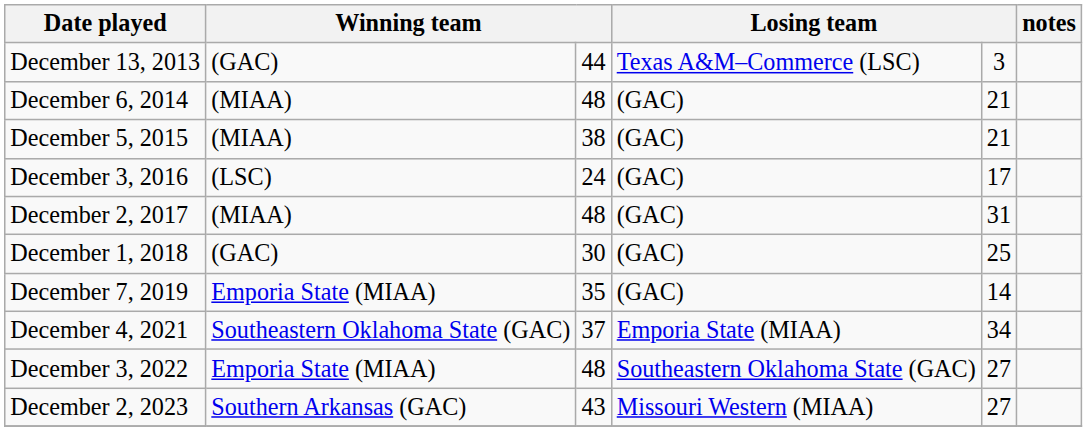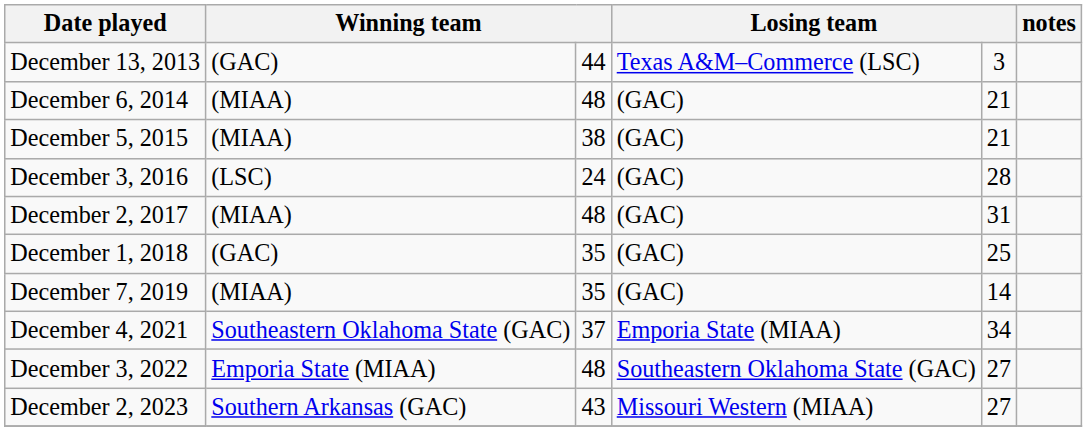(999, 176) 17 -> (999, 176) 28
(594, 253) 30 -> (594, 253) 35
(323, 291) Emporia State (MIAA) -> (252, 291) (MIAA)
